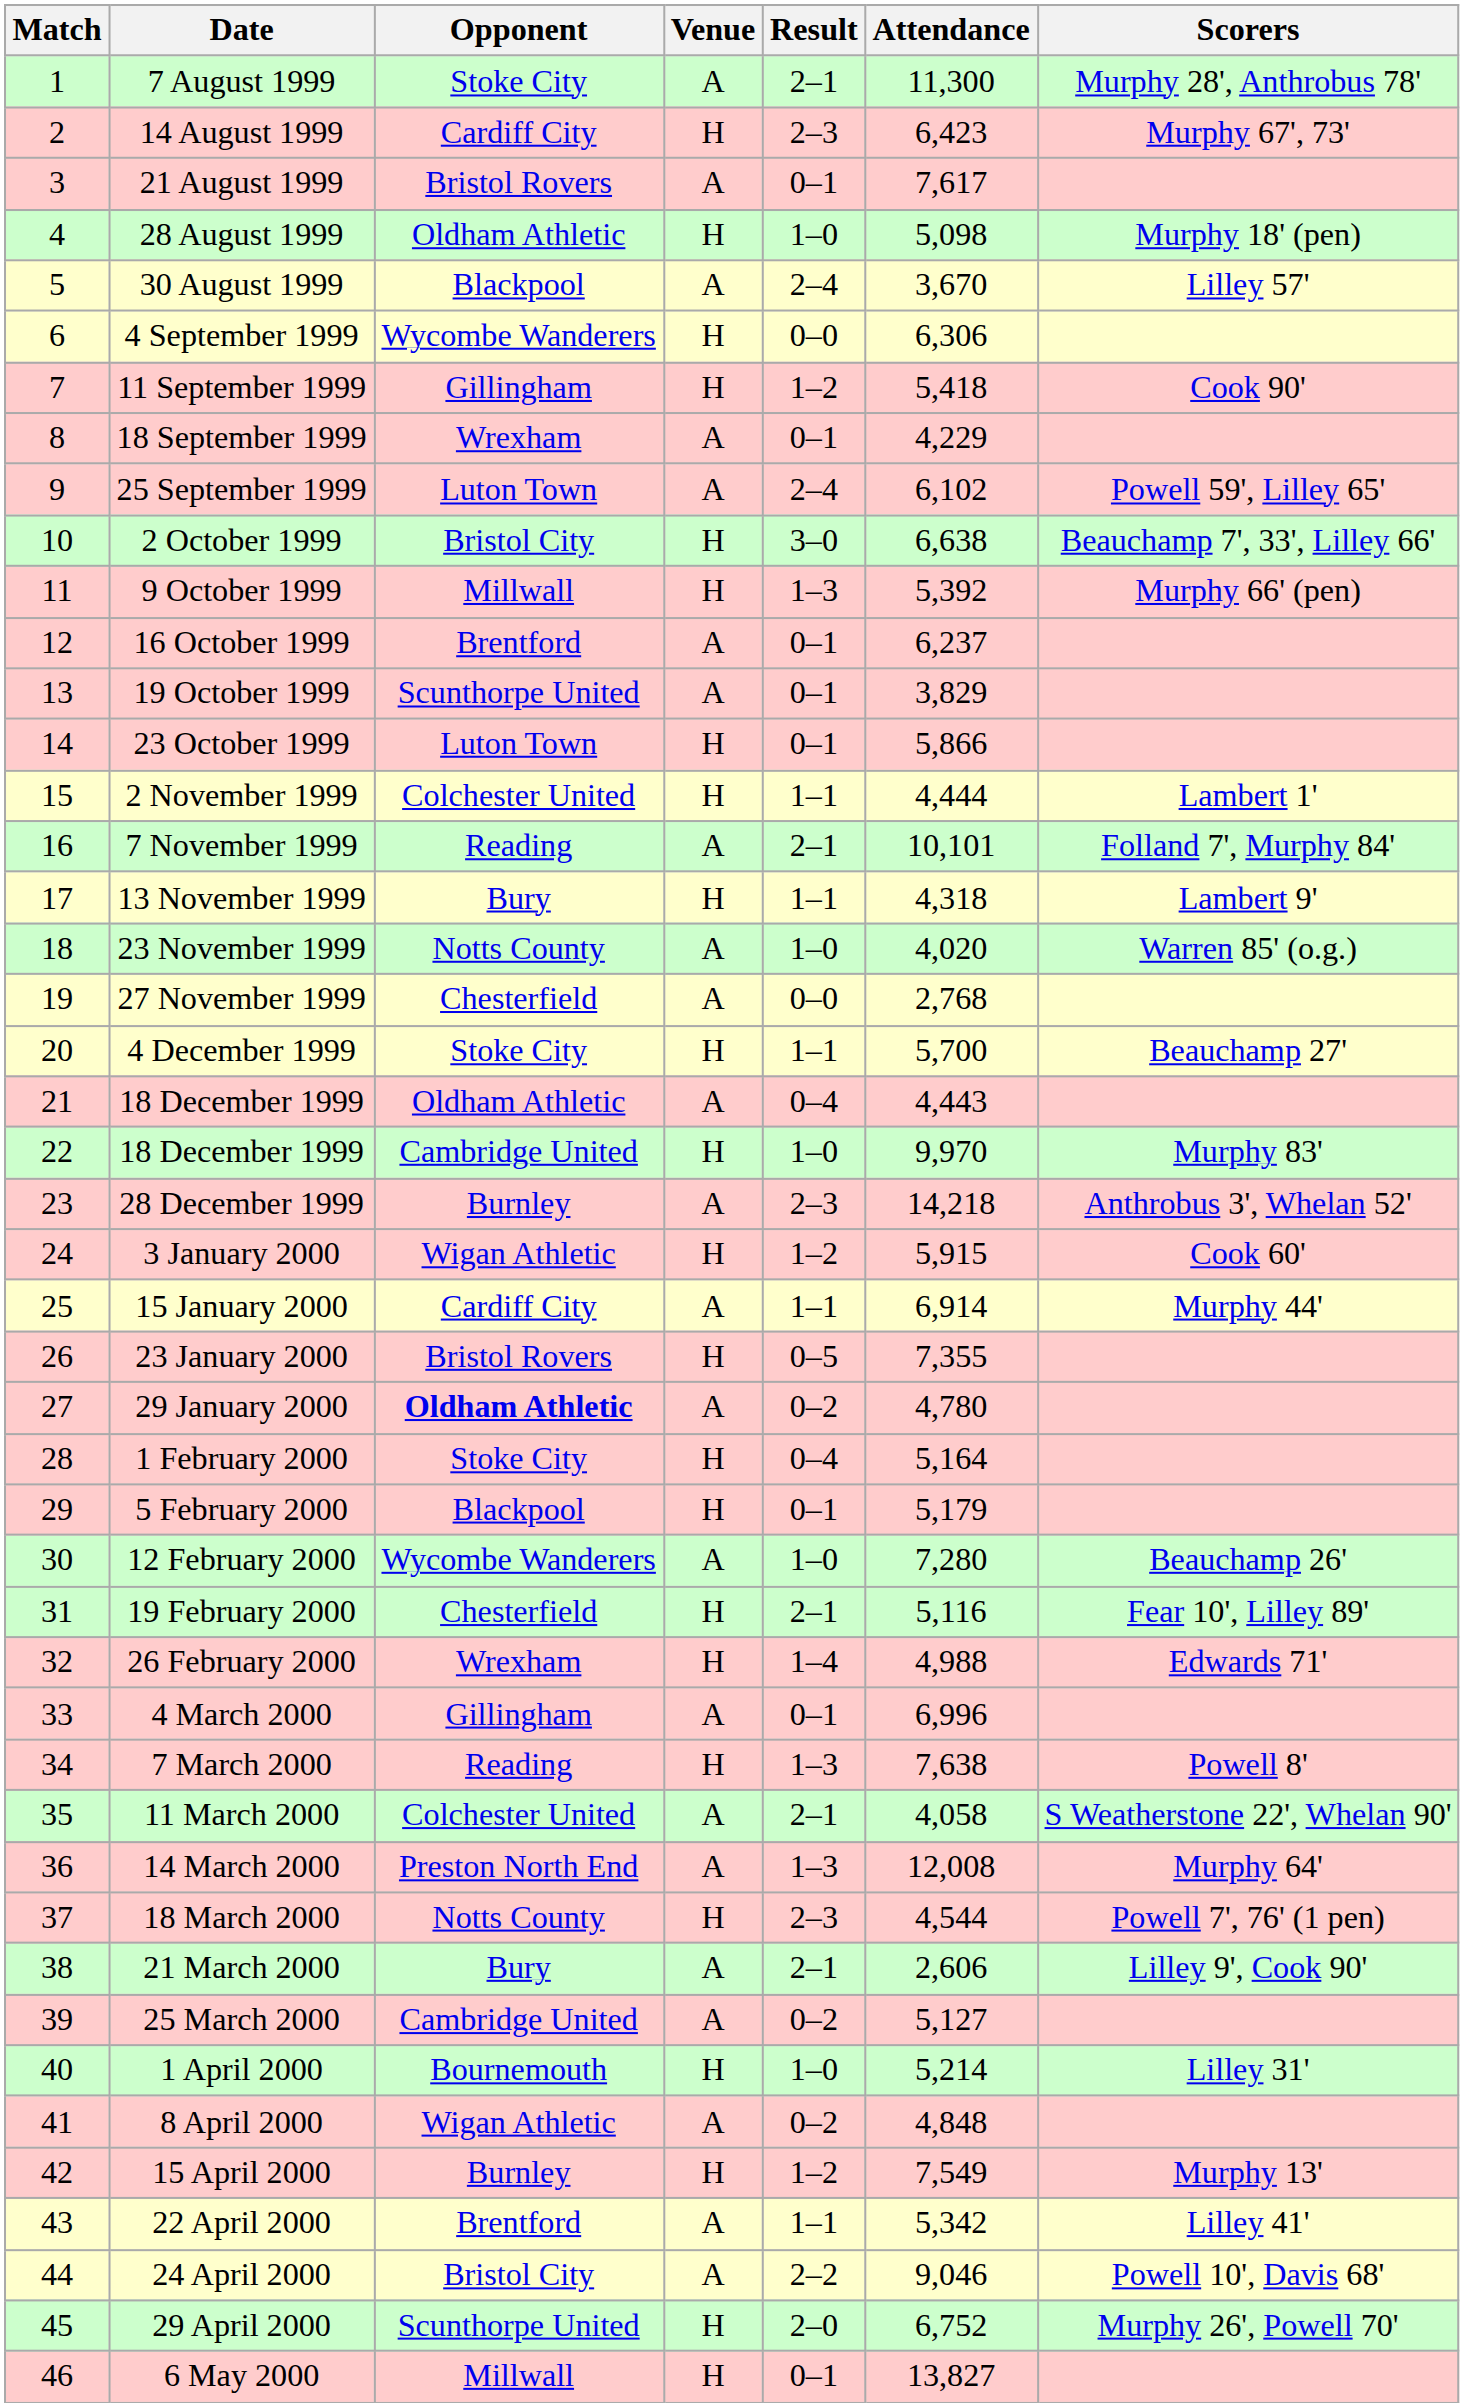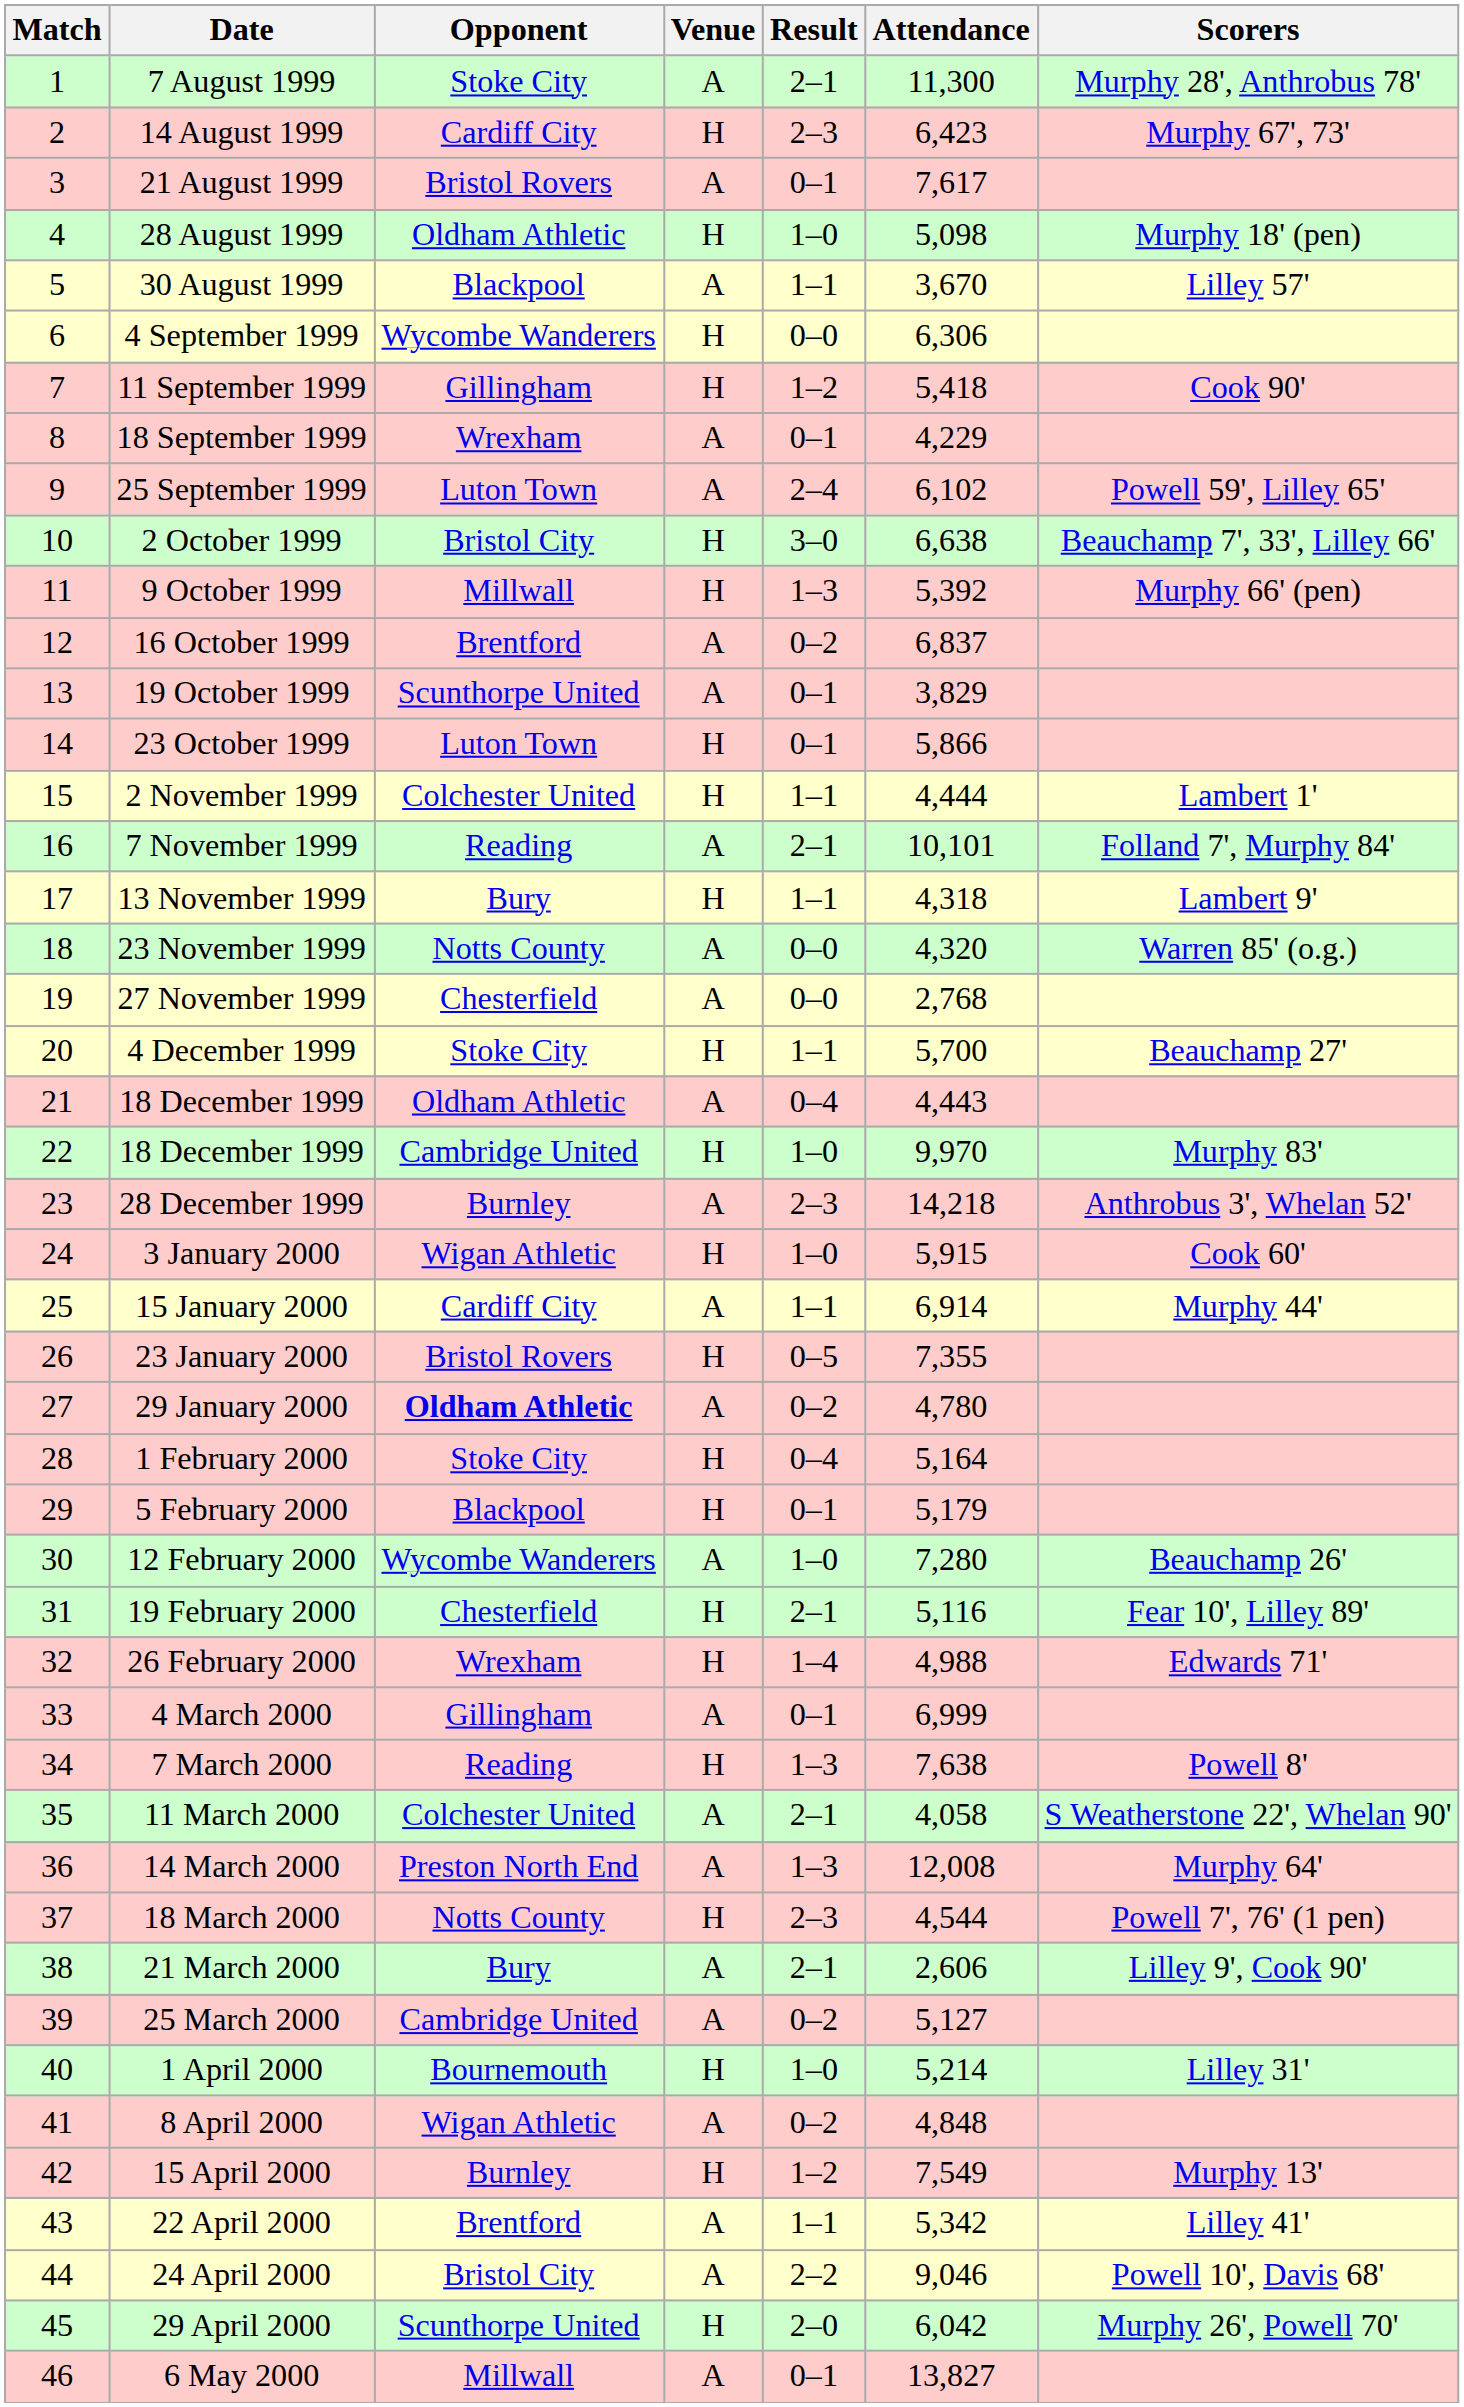(814, 285) 2–4 -> (814, 285) 1–1
(814, 642) 0–1 -> (814, 642) 0–2
(951, 642) 6,237 -> (951, 642) 6,837
(814, 948) 1–0 -> (814, 948) 0–0
(951, 948) 4,020 -> (951, 948) 4,320
(814, 1254) 1–2 -> (814, 1254) 1–0
(951, 1713) 6,996 -> (951, 1713) 6,999
(951, 2325) 6,752 -> (951, 2325) 6,042
(713, 2376) H -> (713, 2376) A
